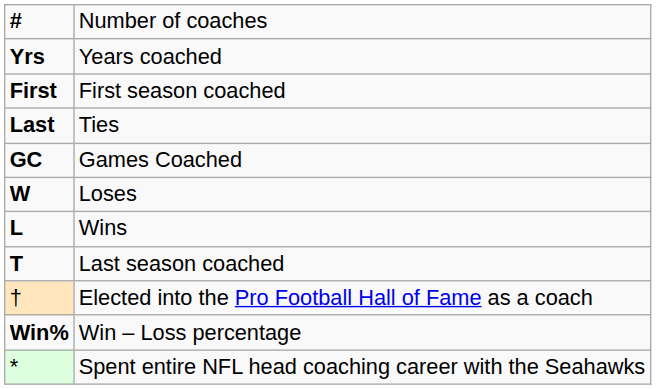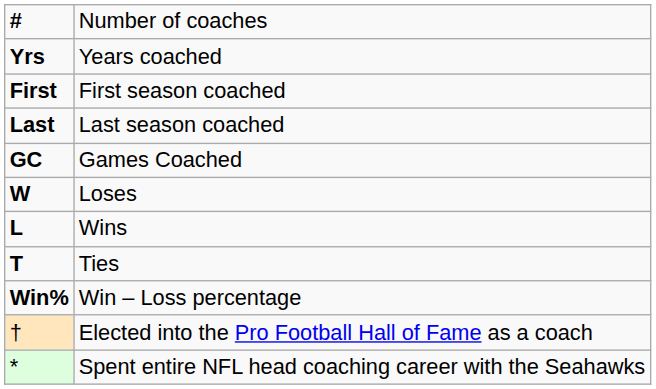(99, 125) Ties -> (182, 125) Last season coached
(182, 263) Last season coached -> (99, 263) Ties
rows swapped: (39, 332) <-> (16, 297)
